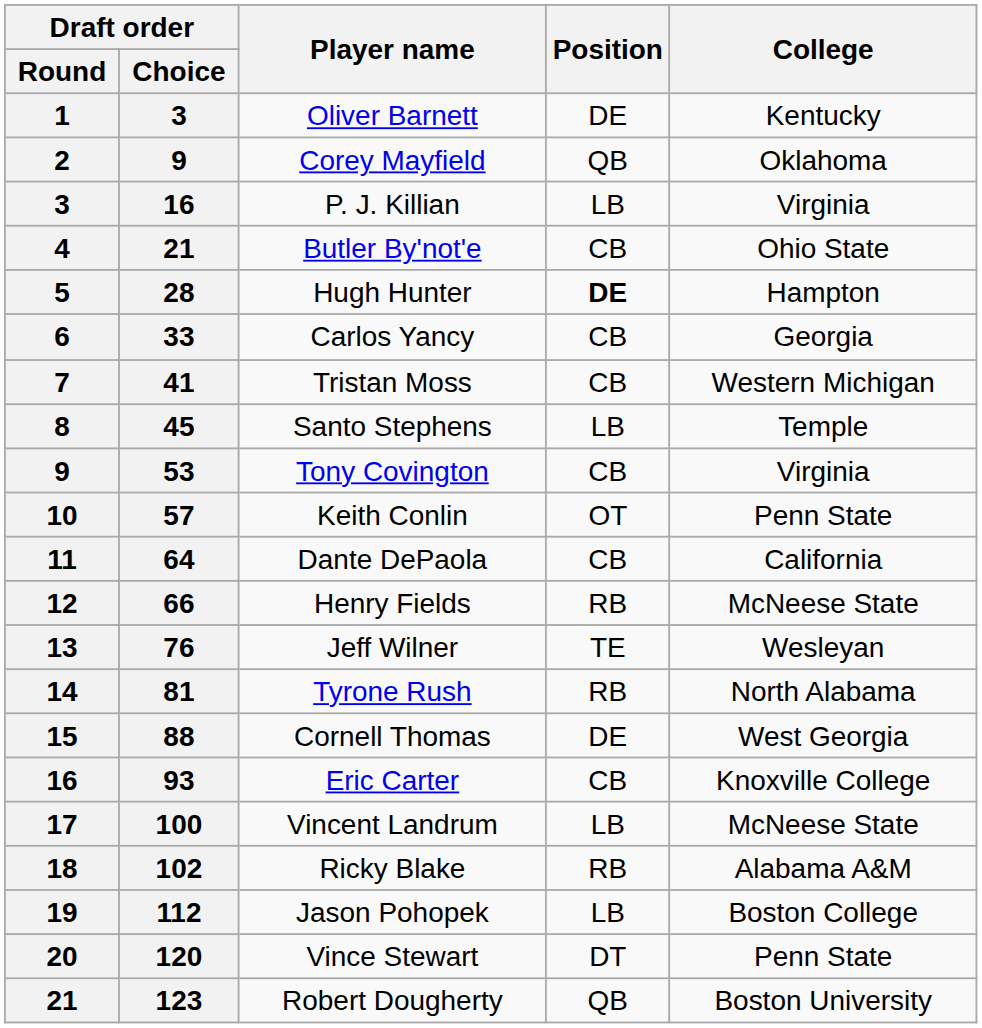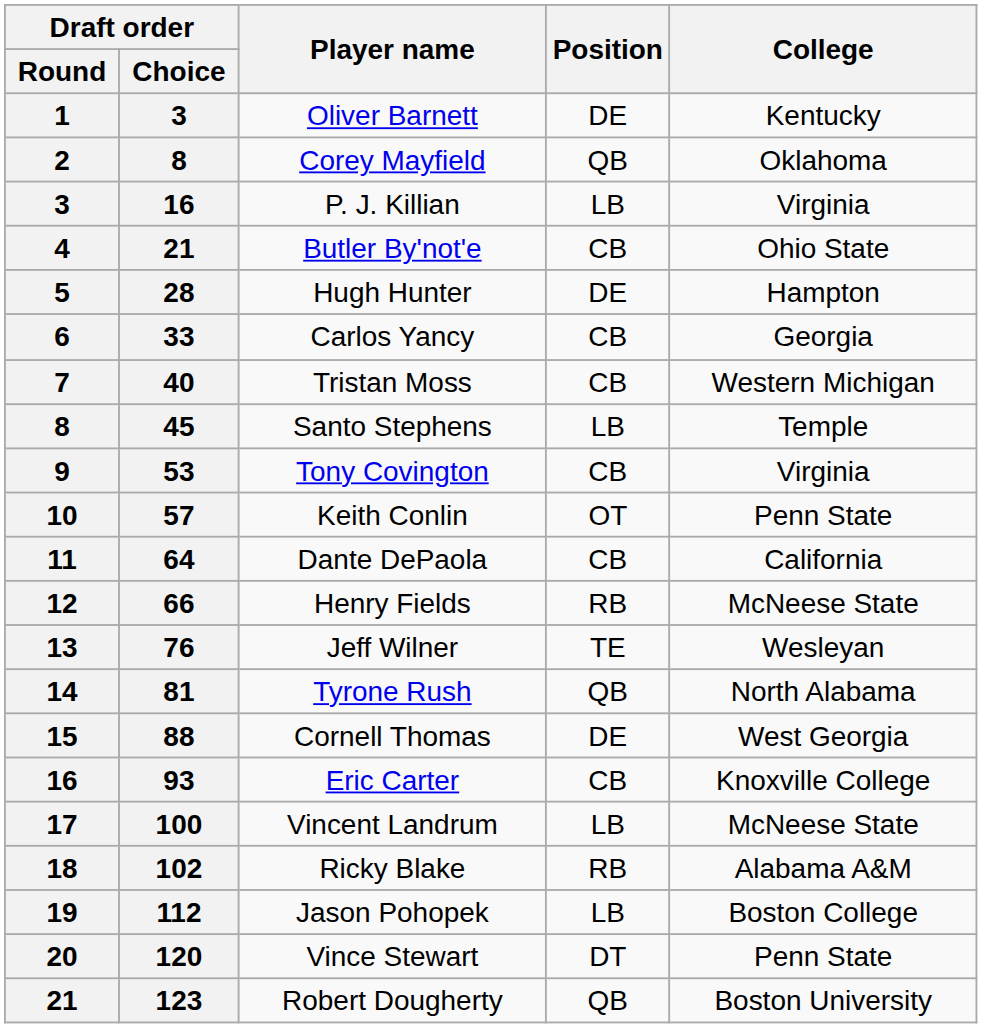(179, 160) 9 -> (179, 160) 8
(608, 293) bold -> (608, 293) normal
(179, 381) 41 -> (179, 381) 40
(608, 691) RB -> (608, 691) QB
